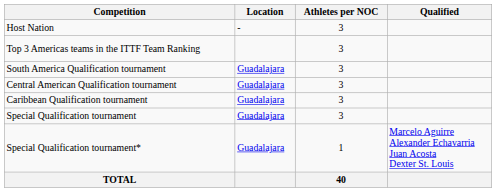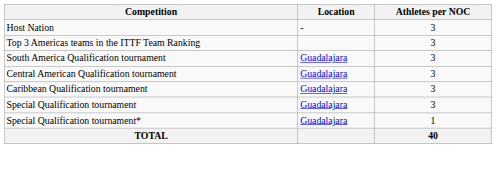- column: (439, 12)
